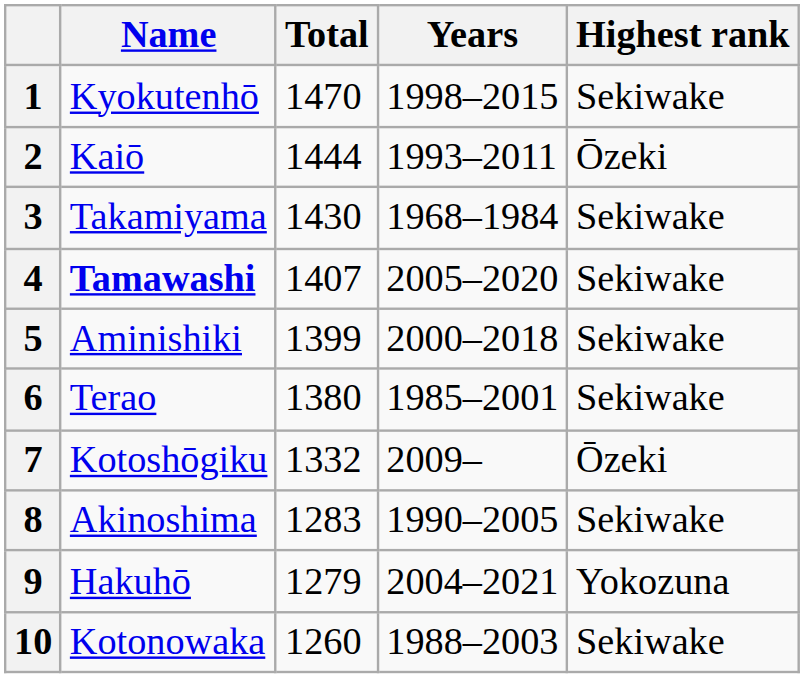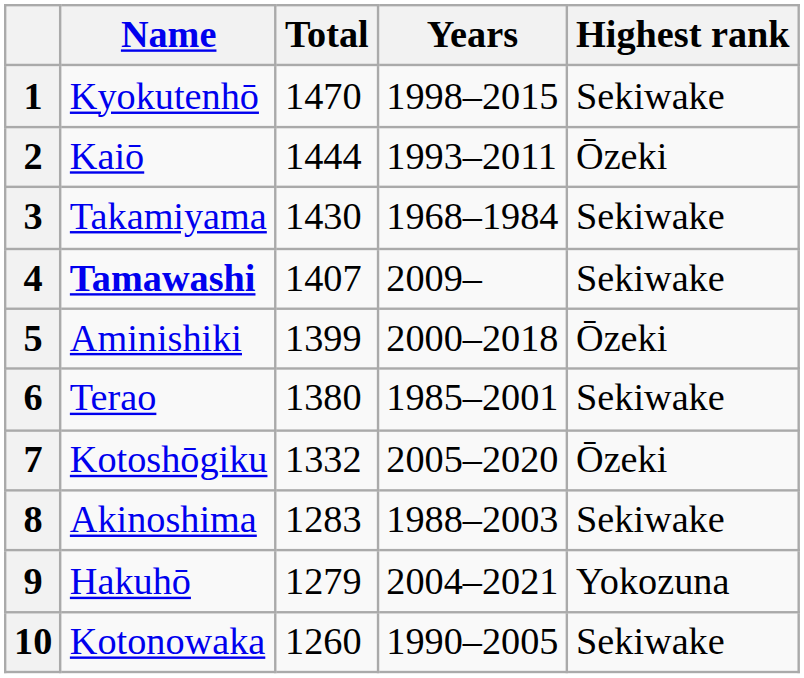(472, 277) 2005–2020 -> (434, 277) 2009–
(650, 338) Sekiwake -> (622, 338) Ōzeki
(434, 459) 2009– -> (472, 459) 2005–2020
(472, 519) 1990–2005 -> (472, 519) 1988–2003
(472, 641) 1988–2003 -> (472, 641) 1990–2005
